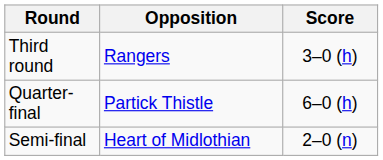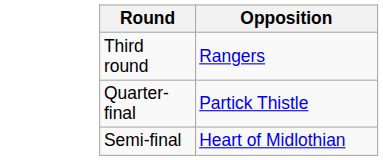- column: (330, 18)
